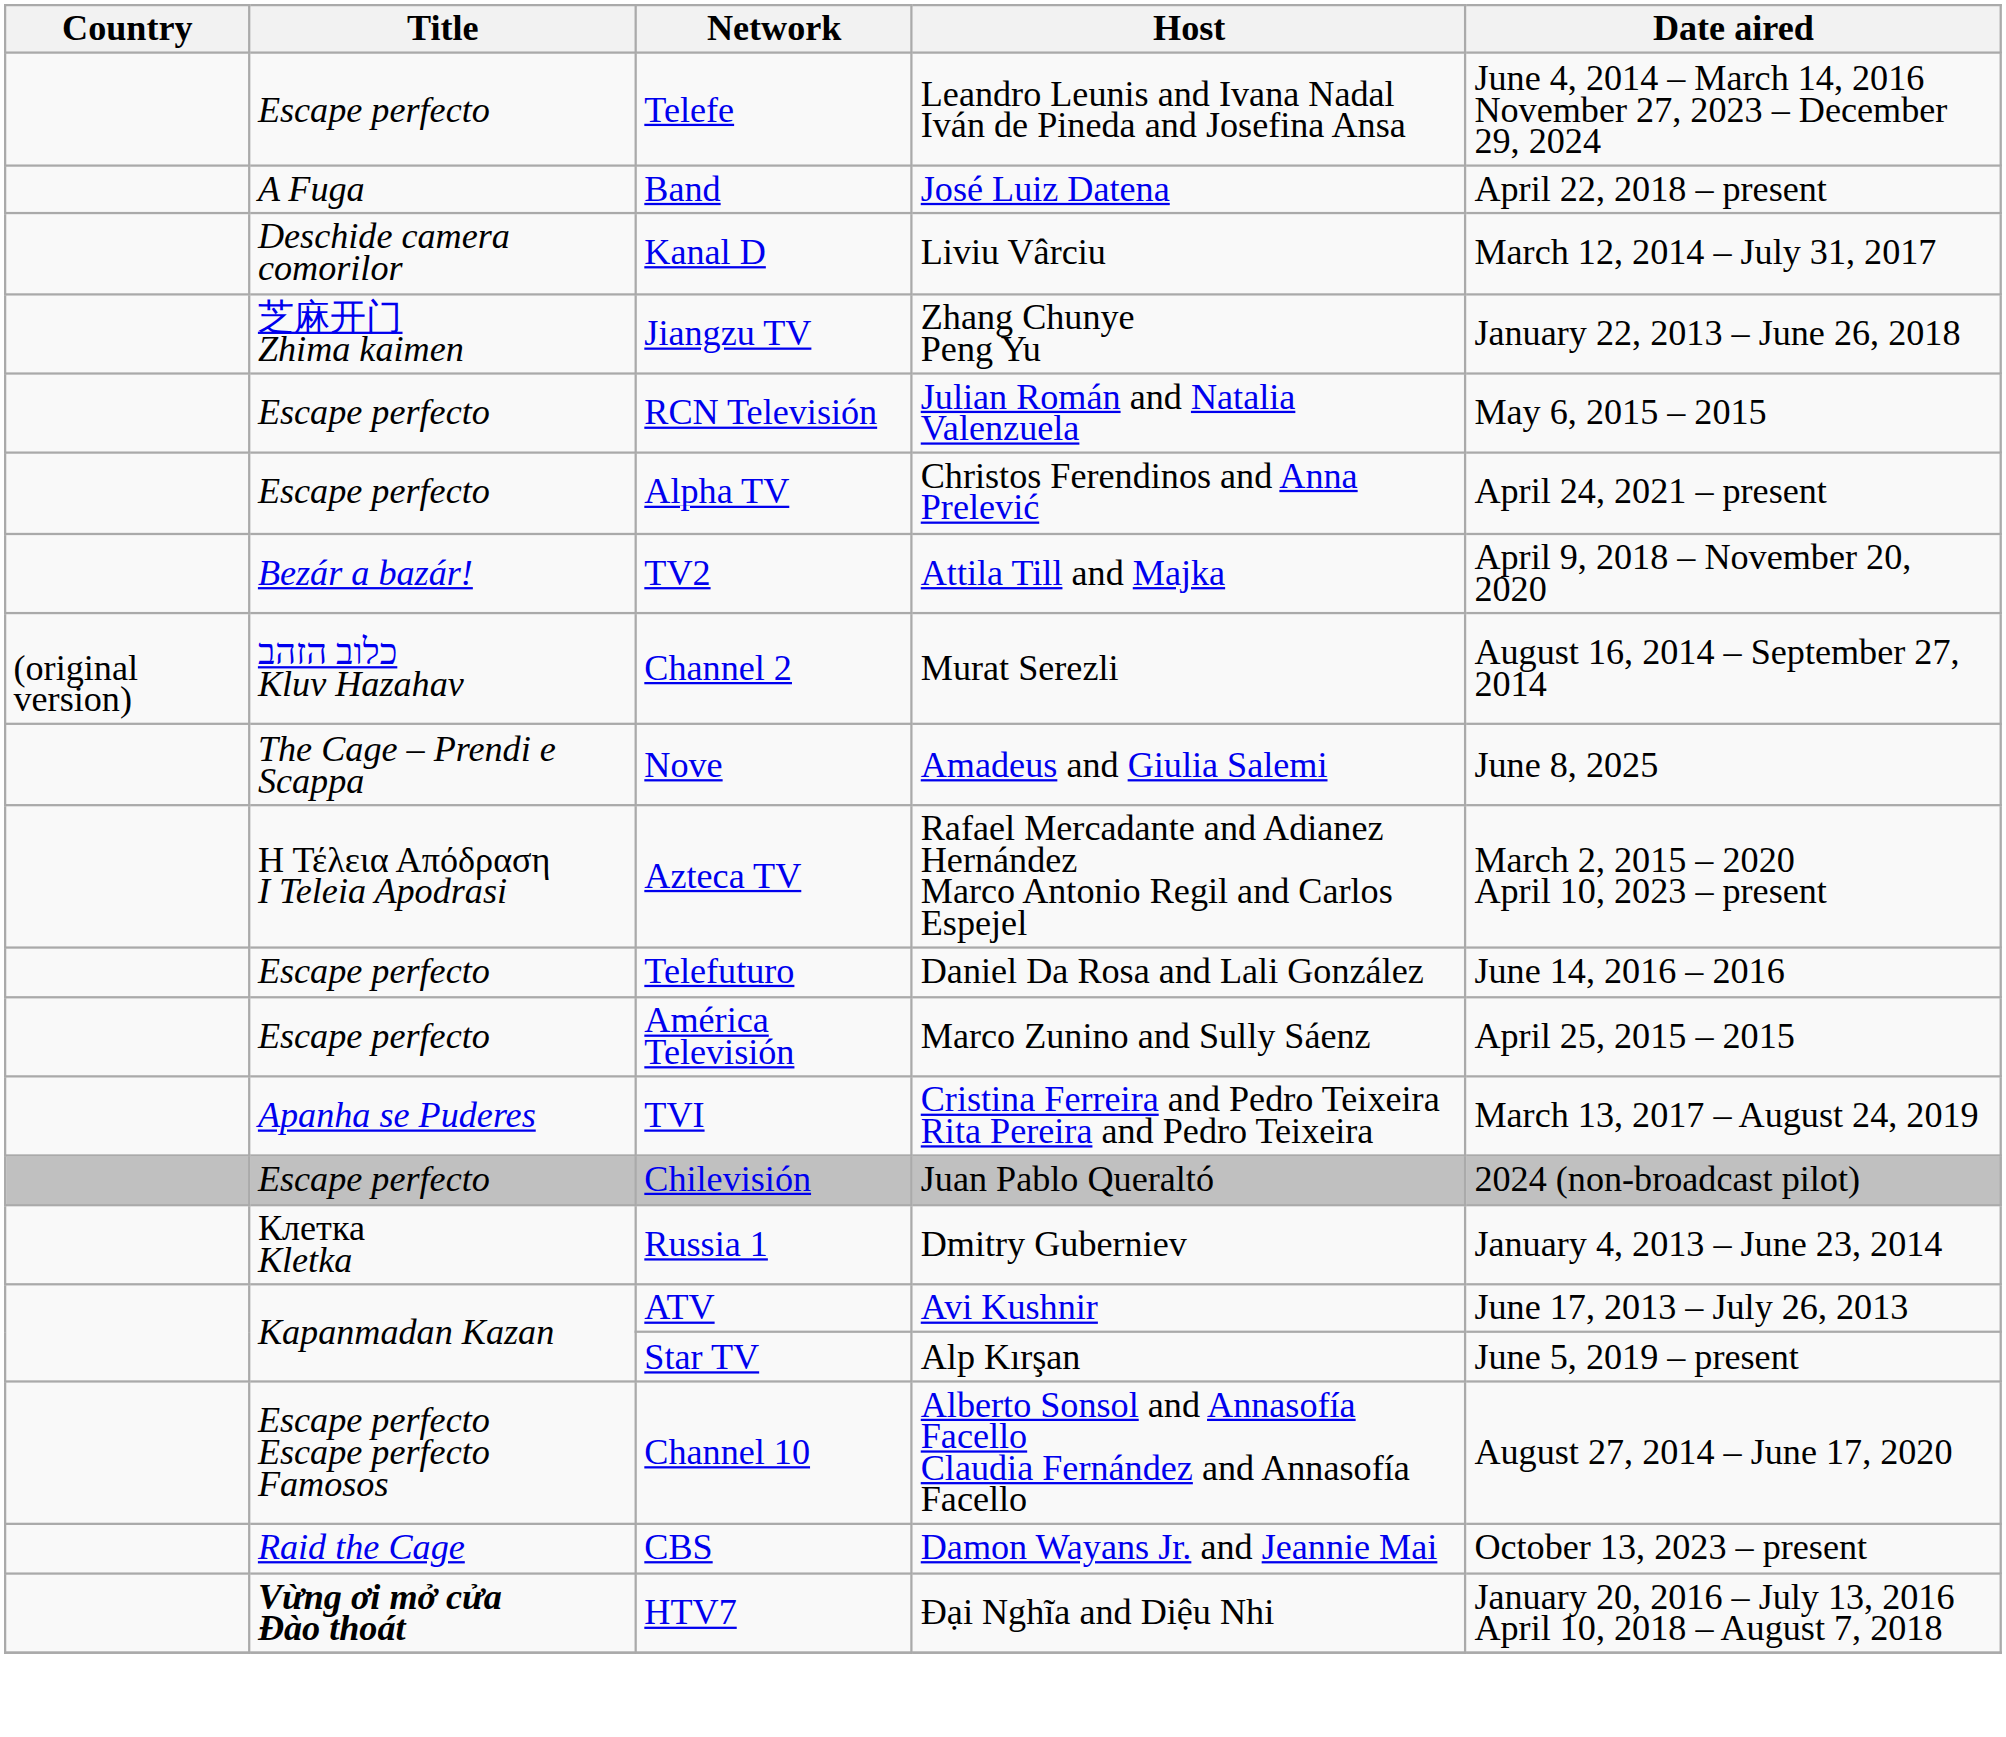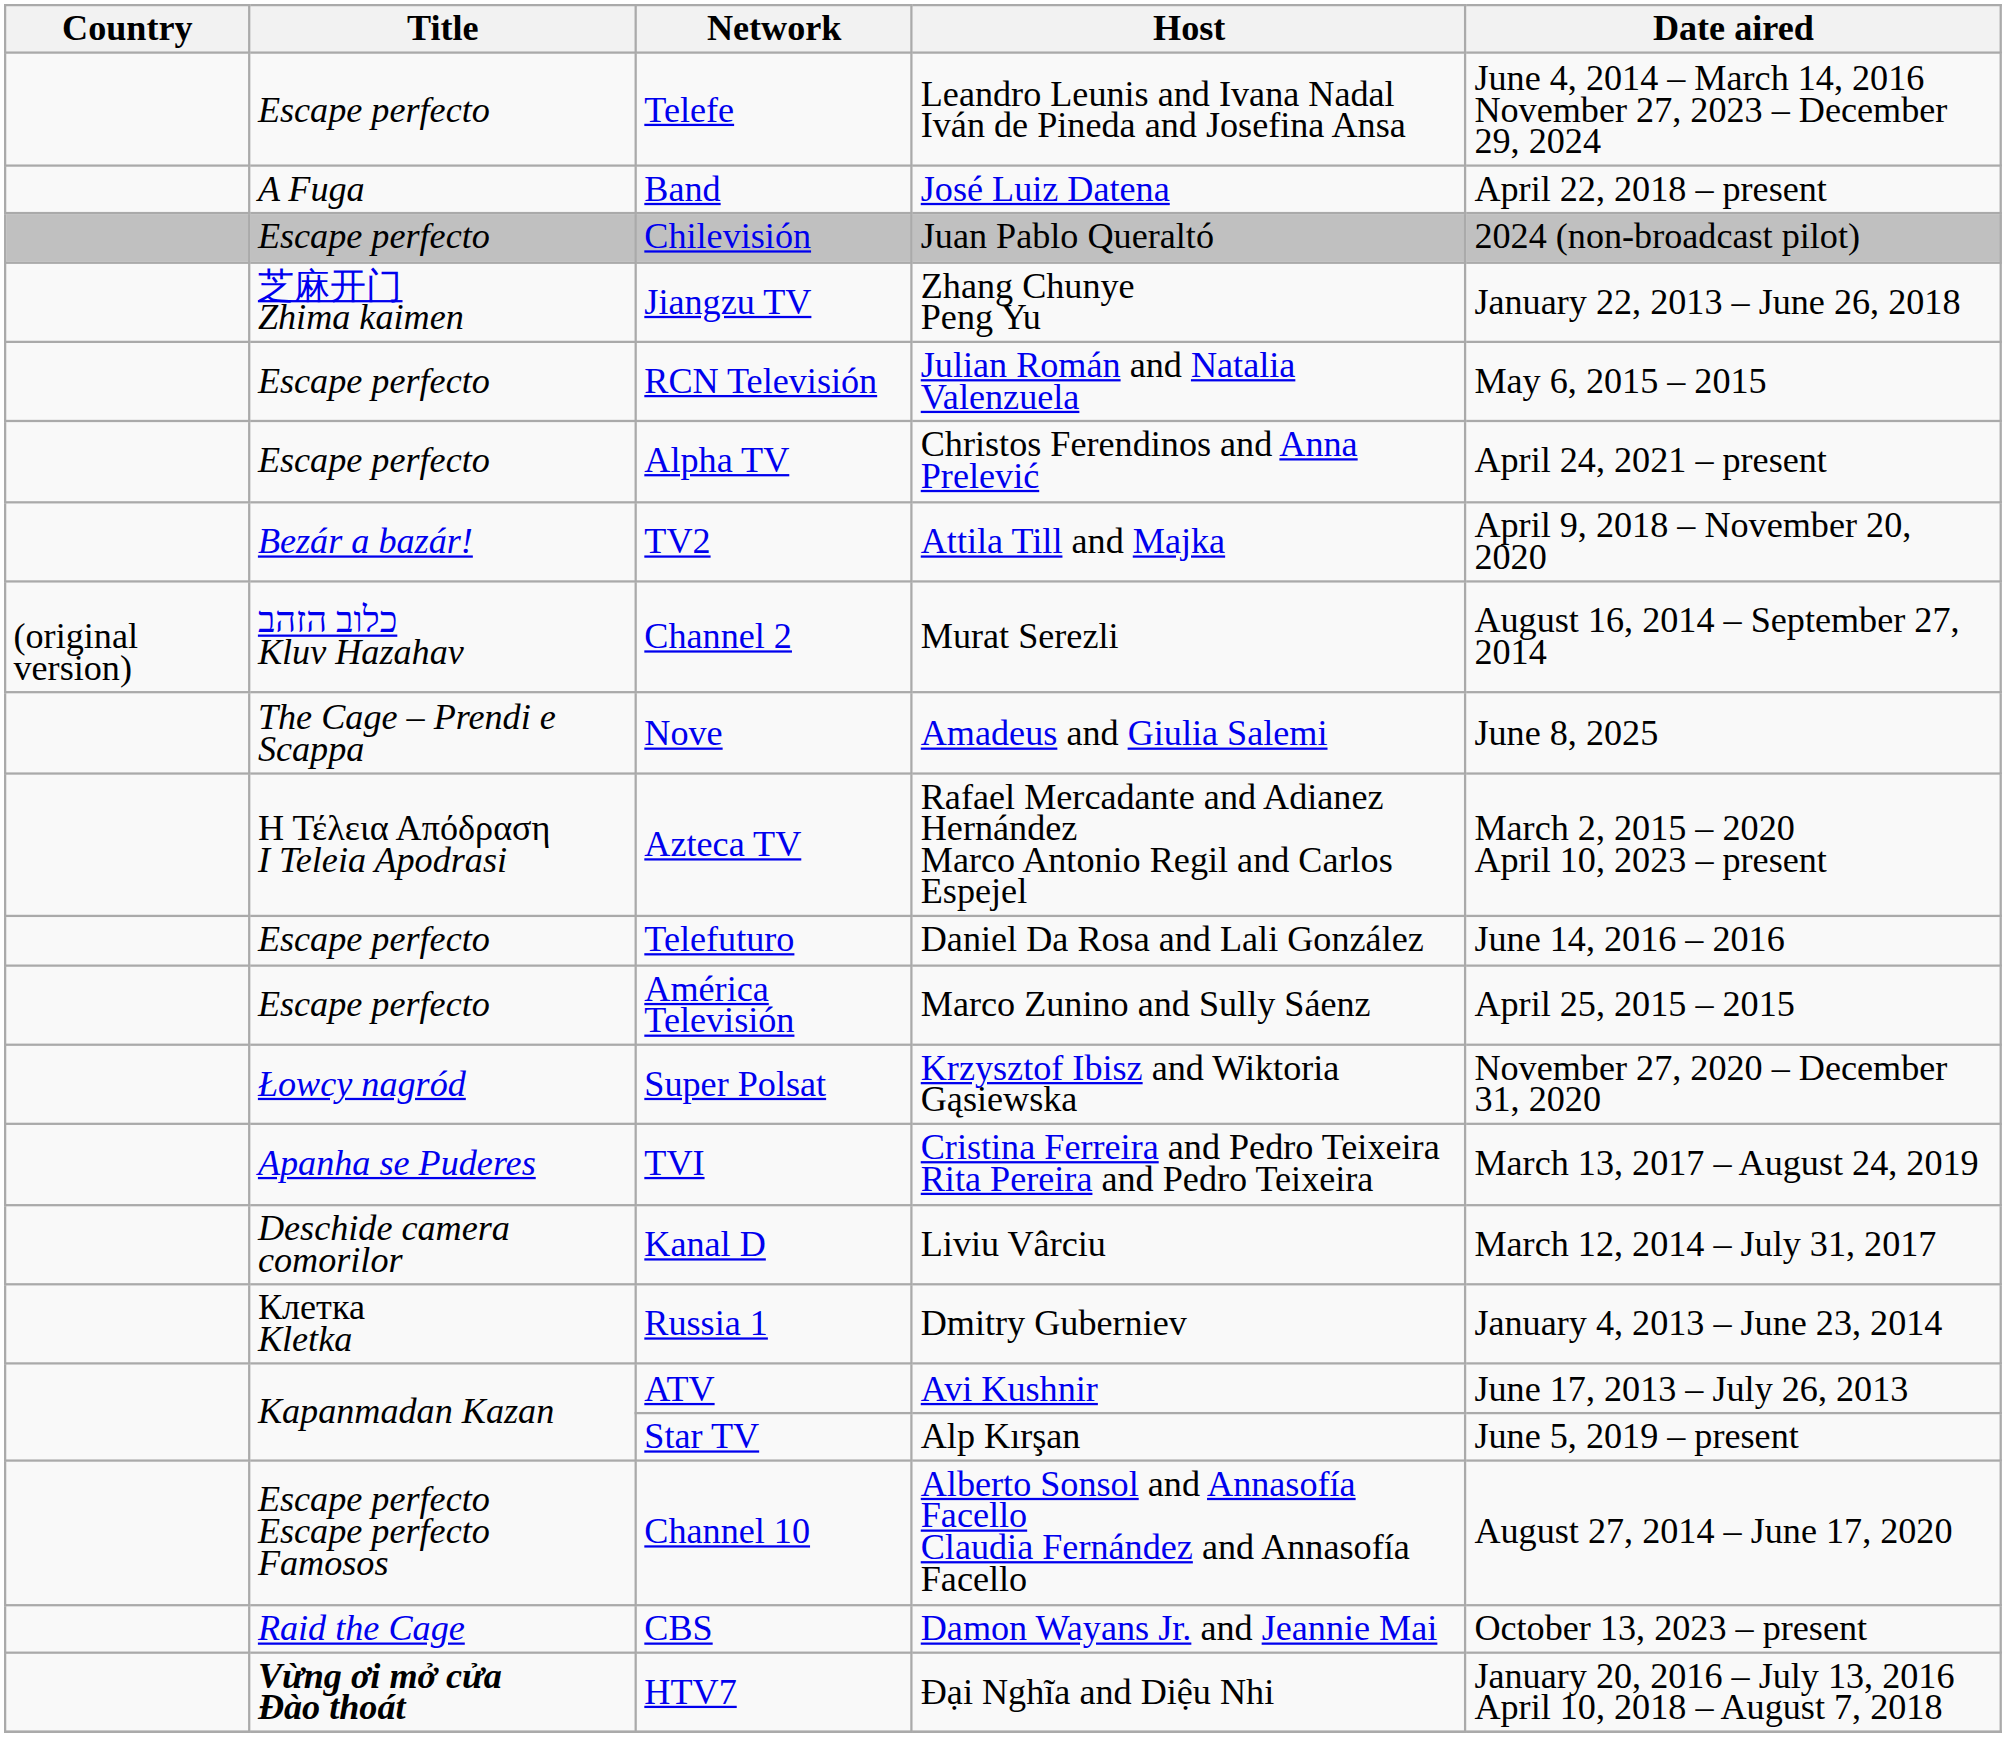rows swapped: (728, 1179) <-> (705, 252)
+ row: (735, 1083)
